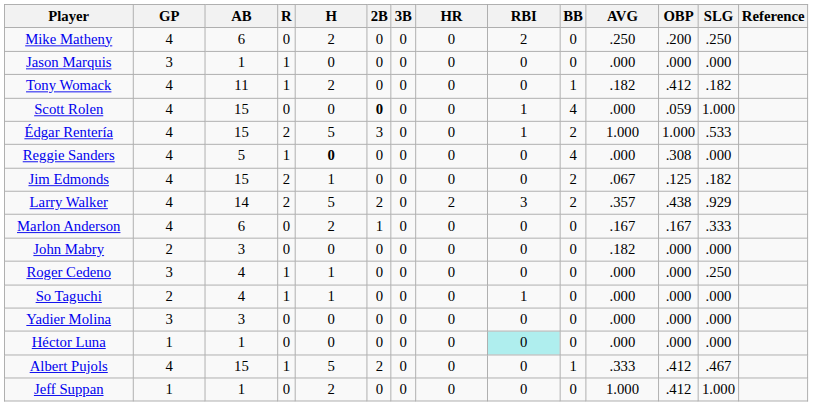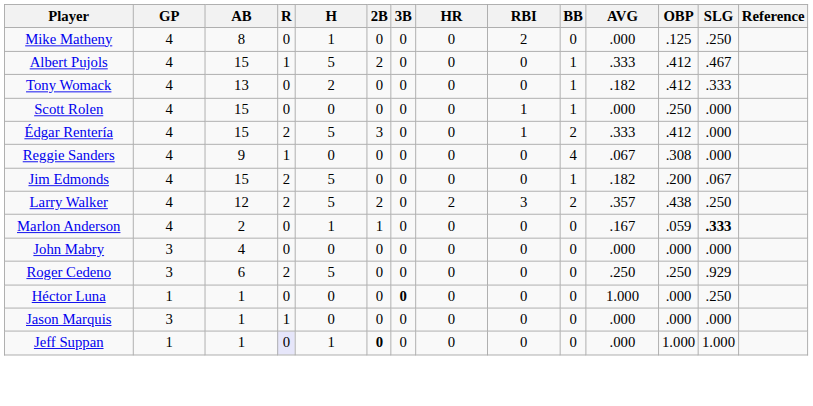(241, 39) 6 -> (241, 39) 8
(331, 39) 2 -> (331, 39) 1
(622, 39) .250 -> (622, 39) .000
(679, 39) .200 -> (679, 39) .125
rows swapped: (69, 366) <-> (69, 62)
(241, 86) 11 -> (241, 86) 13
(286, 86) 1 -> (286, 86) 0
(718, 86) .182 -> (718, 86) .333
(379, 109) bold -> (379, 109) normal
(573, 109) 4 -> (573, 109) 1
(679, 109) .059 -> (679, 109) .250
(718, 109) 1.000 -> (718, 109) .000
(622, 132) 1.000 -> (622, 132) .333
(679, 132) 1.000 -> (679, 132) .412
(718, 132) .533 -> (718, 132) .000
(241, 156) 5 -> (241, 156) 9
(331, 156) bold -> (331, 156) normal
(622, 156) .000 -> (622, 156) .067
(331, 179) 1 -> (331, 179) 5
(573, 179) 2 -> (573, 179) 1
(622, 179) .067 -> (622, 179) .182
(679, 179) .125 -> (679, 179) .200
(718, 179) .182 -> (718, 179) .067
(241, 202) 14 -> (241, 202) 12
(718, 202) .929 -> (718, 202) .250
(241, 226) 6 -> (241, 226) 2
(331, 226) 2 -> (331, 226) 1
(679, 226) .167 -> (679, 226) .059
(718, 226) normal -> (718, 226) bold
(169, 249) 2 -> (169, 249) 3
(241, 249) 3 -> (241, 249) 4
(622, 249) .182 -> (622, 249) .000
(241, 272) 4 -> (241, 272) 6
(286, 272) 1 -> (286, 272) 2
(331, 272) 1 -> (331, 272) 5
(622, 272) .000 -> (622, 272) .250
(679, 272) .000 -> (679, 272) .250
(718, 272) .250 -> (718, 272) .929
- row: (69, 296)
- row: (69, 319)
(403, 343) normal -> (403, 296) bold
(524, 343) paleturquoise background -> (524, 296) no background
(622, 343) .000 -> (622, 296) 1.000
(718, 343) .000 -> (718, 296) .250
(286, 389) no background -> (286, 343) lavender background
(331, 389) 2 -> (331, 343) 1
(379, 389) normal -> (379, 343) bold
(622, 389) 1.000 -> (622, 343) .000
(679, 389) .412 -> (679, 343) 1.000
